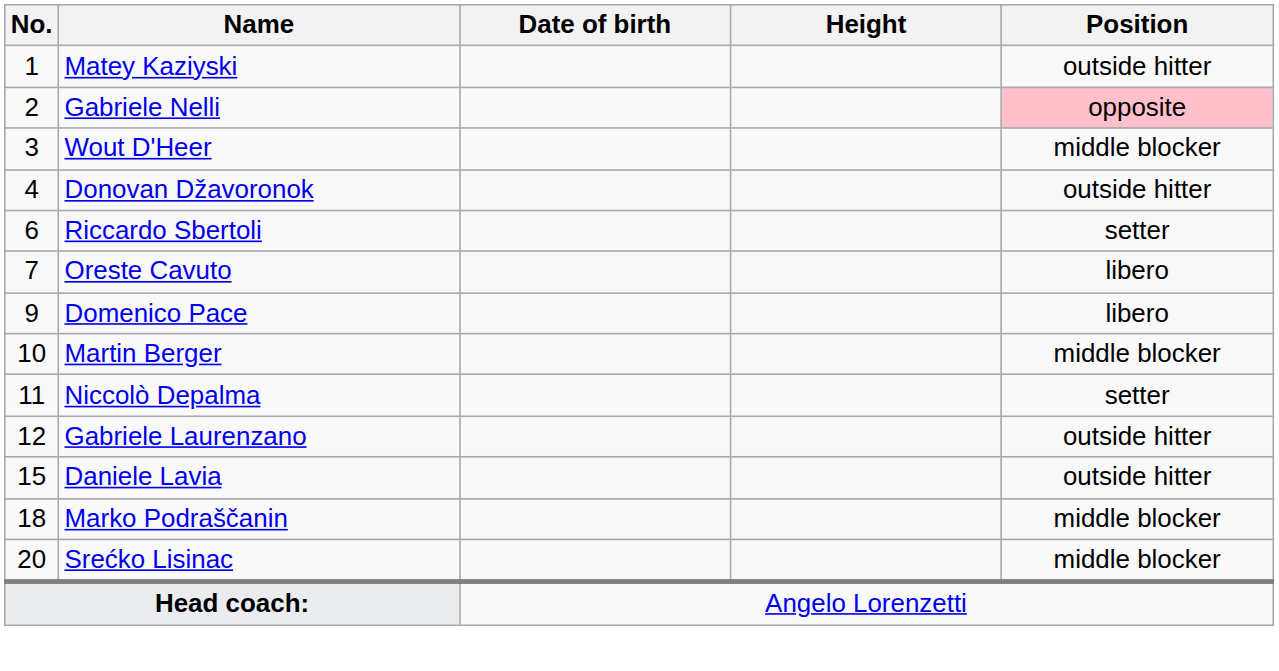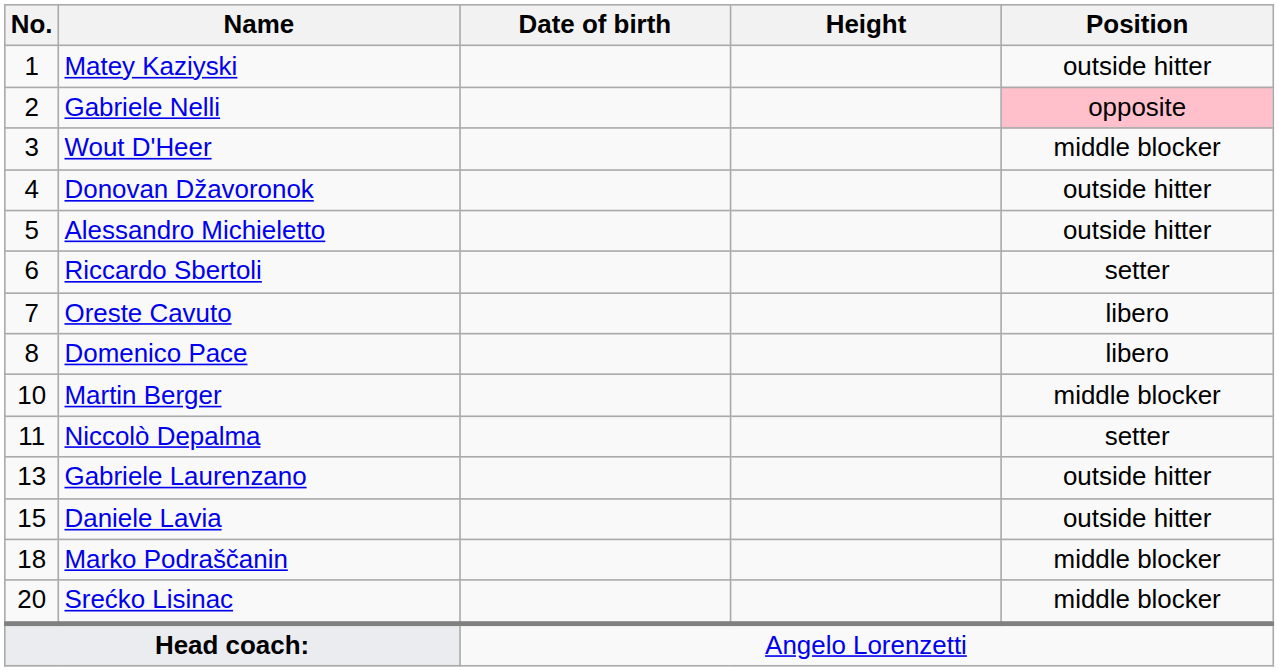+ row: (195, 230)
(32, 312) 9 -> (32, 353) 8
(32, 436) 12 -> (32, 477) 13
